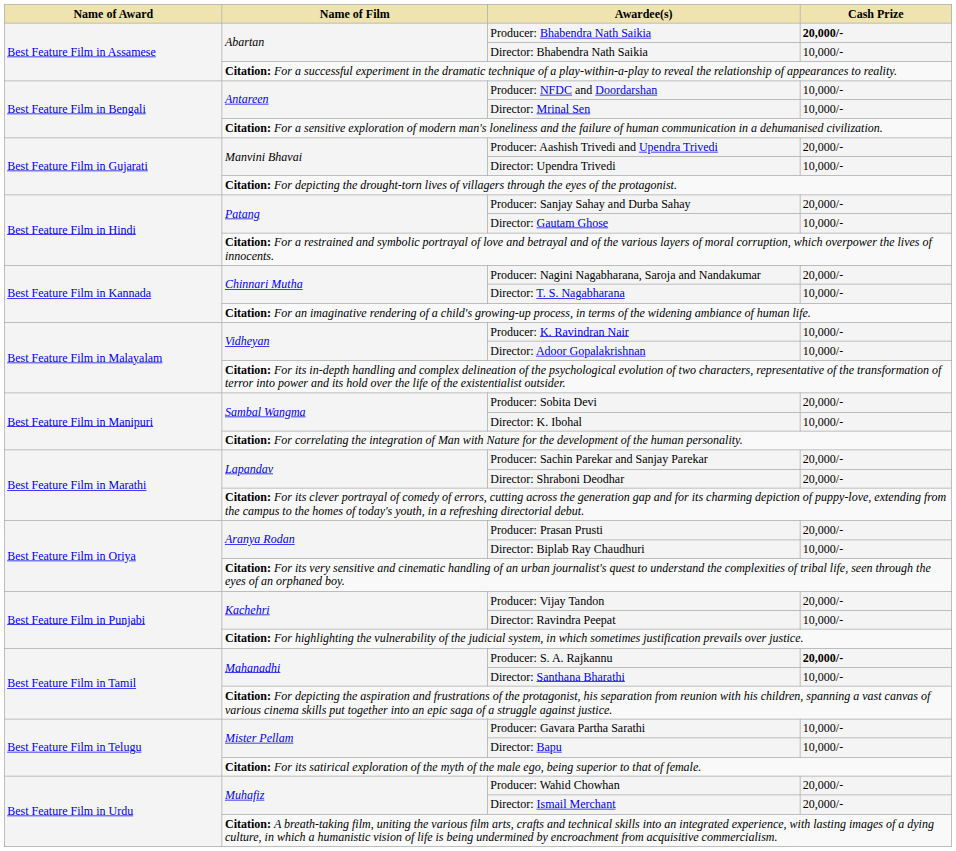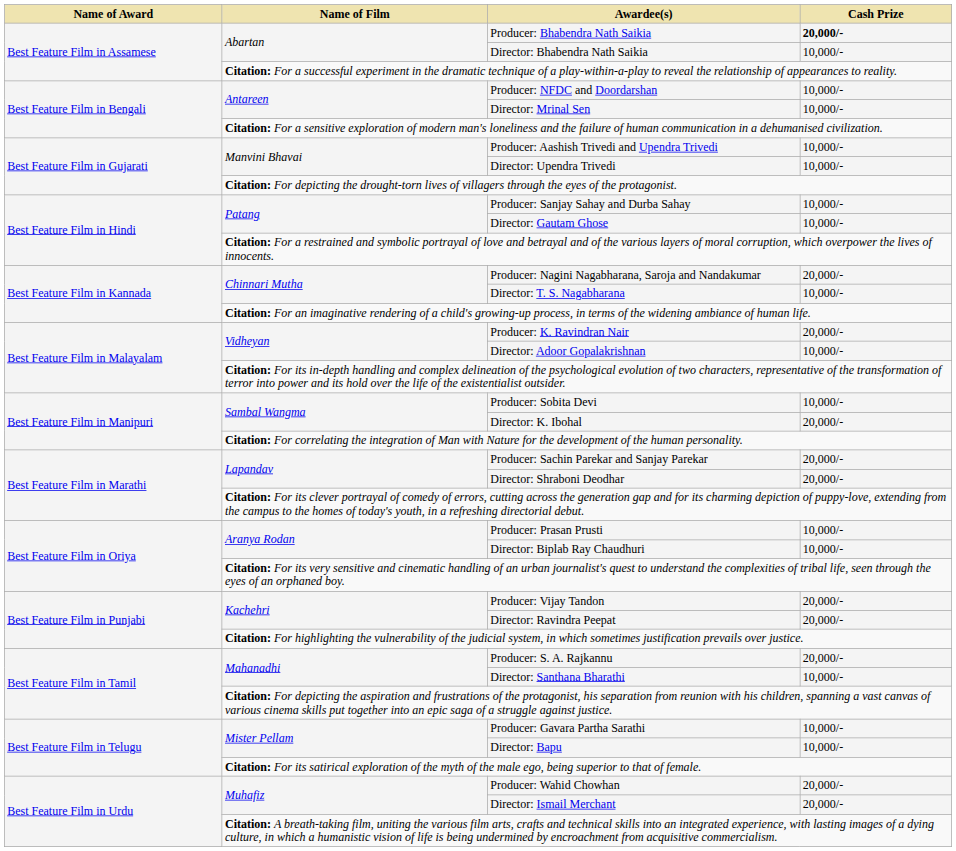(823, 147) 20,000/- -> (823, 147) 10,000/-
(823, 204) 20,000/- -> (823, 204) 10,000/-
(823, 332) 10,000/- -> (823, 332) 20,000/-
(823, 402) 20,000/- -> (823, 402) 10,000/-
(823, 421) 10,000/- -> (823, 421) 20,000/-
(823, 530) 20,000/- -> (823, 530) 10,000/-
(823, 619) 10,000/- -> (823, 619) 20,000/-
(823, 657) bold -> (823, 657) normal
